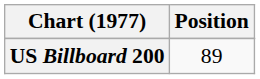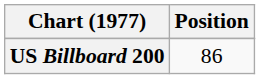(212, 55) 89 -> (212, 55) 86
